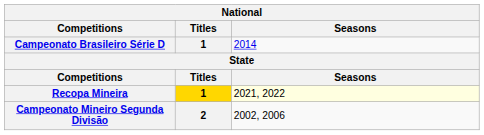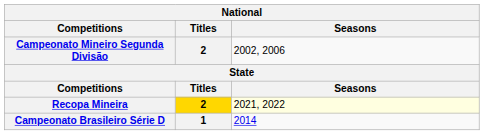rows swapped: (90, 45) <-> (90, 115)
(203, 93) 1 -> (203, 105) 2
